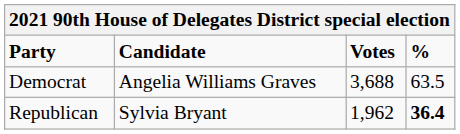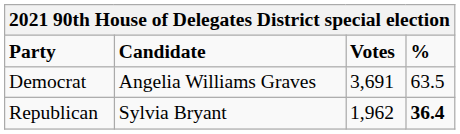(372, 81) 3,688 -> (372, 81) 3,691
